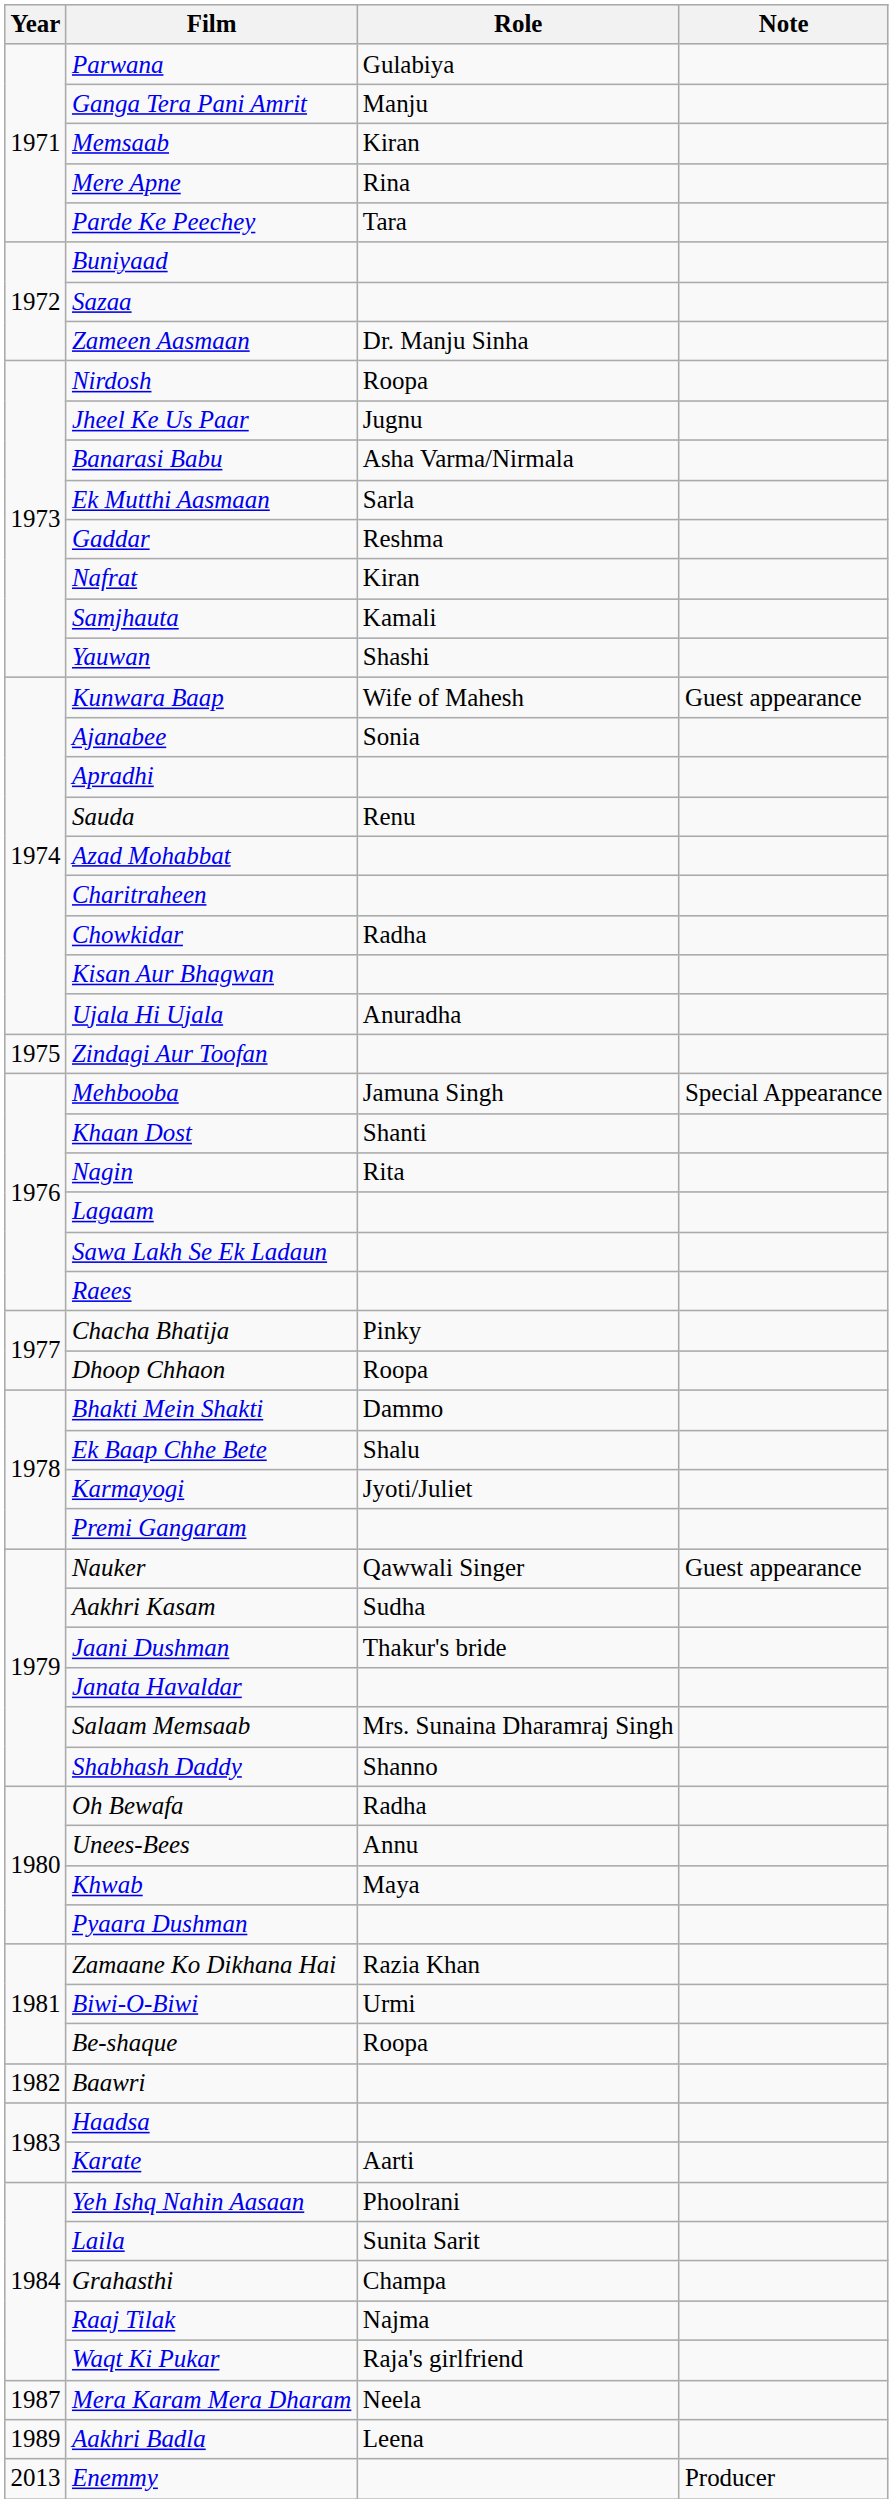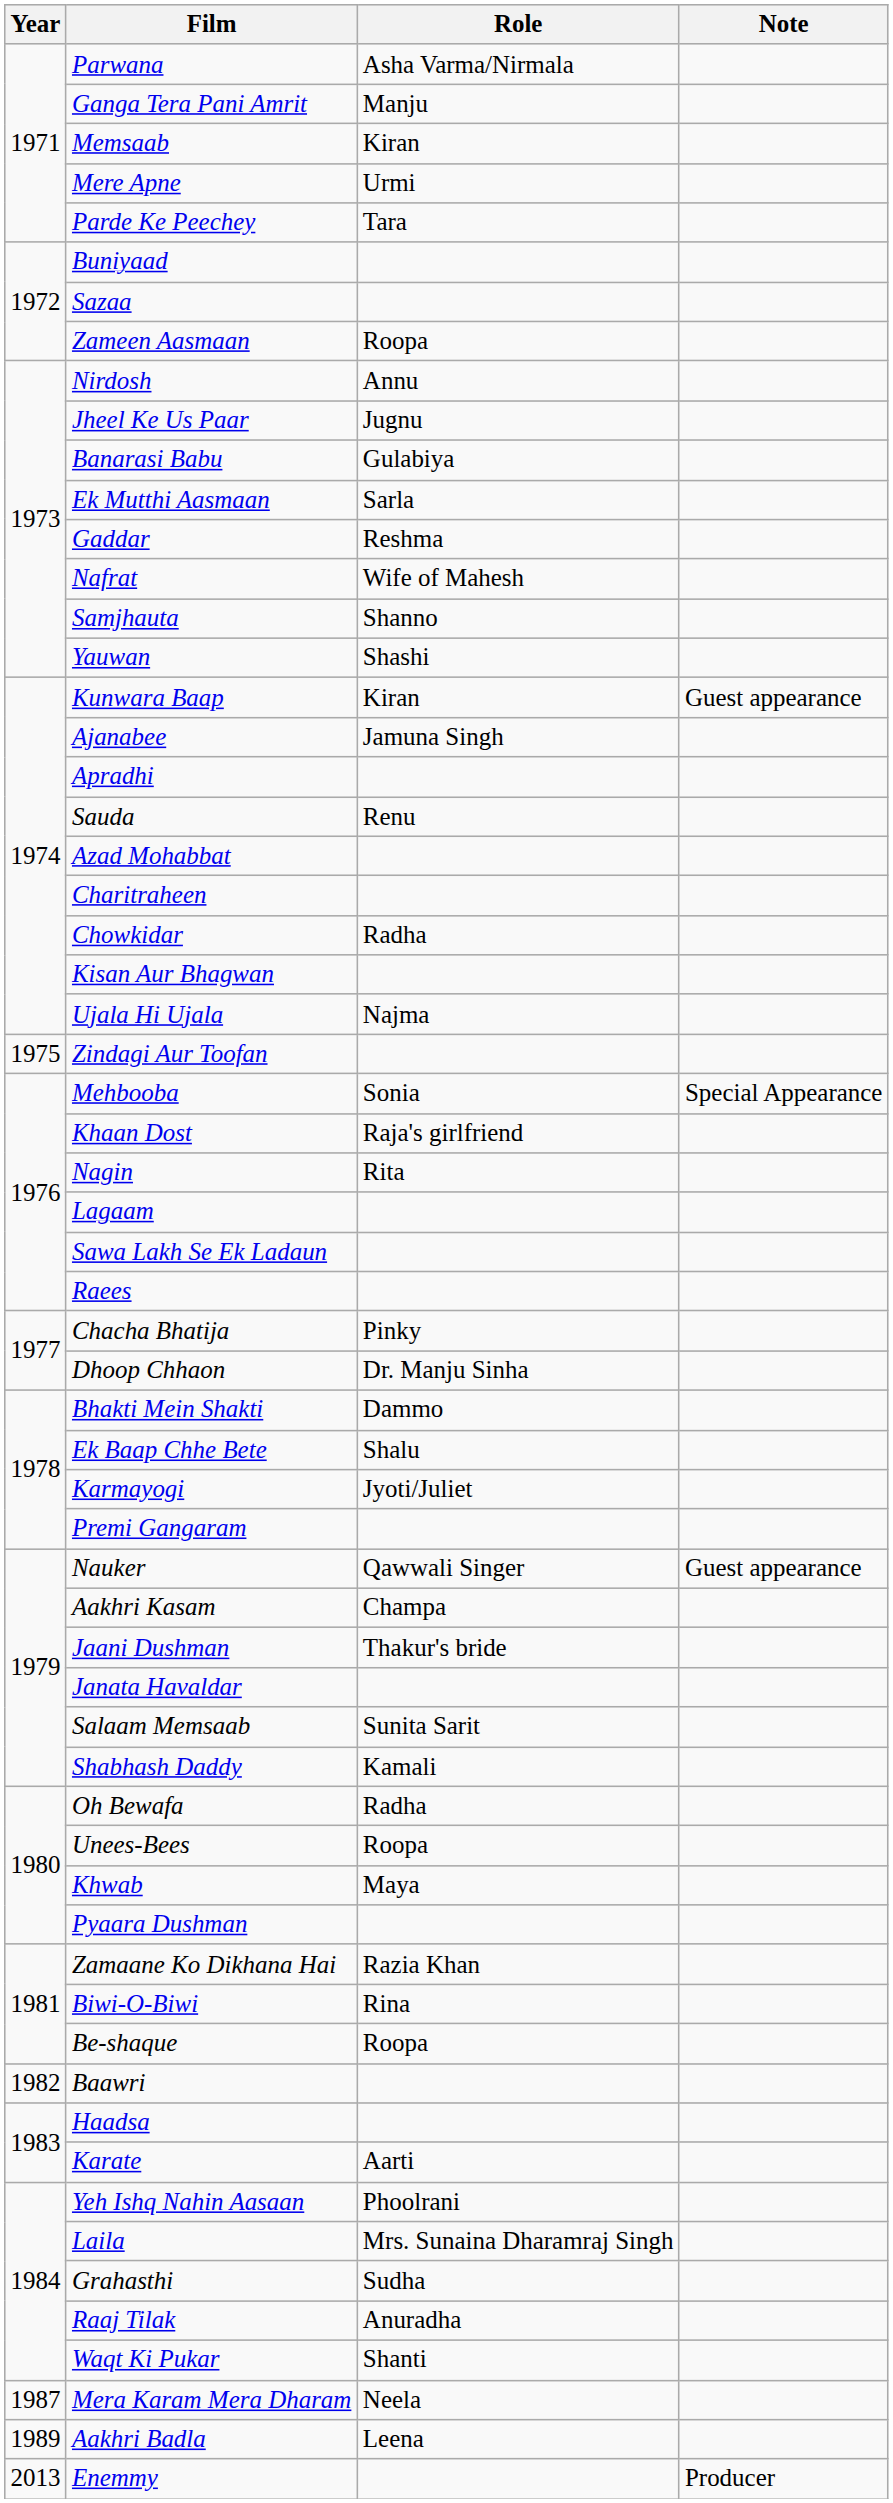(409, 63) Gulabiya -> (468, 63) Asha Varma/Nirmala
(386, 182) Rina -> (389, 182) Urmi
(446, 340) Dr. Manju Sinha -> (395, 340) Roopa
(395, 380) Roopa -> (391, 380) Annu
(468, 459) Asha Varma/Nirmala -> (409, 459) Gulabiya
(391, 578) Kiran -> (443, 578) Wife of Mahesh
(400, 618) Kamali -> (400, 618) Shanno
(443, 697) Wife of Mahesh -> (391, 697) Kiran
(391, 736) Sonia -> (433, 736) Jamuna Singh
(412, 1013) Anuradha -> (396, 1013) Najma
(433, 1093) Jamuna Singh -> (391, 1093) Sonia
(395, 1132) Shanti -> (443, 1132) Raja's girlfriend
(395, 1370) Roopa -> (446, 1370) Dr. Manju Sinha
(394, 1607) Sudha -> (404, 1607) Champa
(518, 1726) Mrs. Sunaina Dharamraj Singh -> (421, 1726) Sunita Sarit
(400, 1766) Shanno -> (400, 1766) Kamali
(391, 1845) Annu -> (395, 1845) Roopa
(389, 2003) Urmi -> (386, 2003) Rina
(421, 2241) Sunita Sarit -> (518, 2241) Mrs. Sunaina Dharamraj Singh
(404, 2280) Champa -> (394, 2280) Sudha
(396, 2320) Najma -> (412, 2320) Anuradha
(443, 2359) Raja's girlfriend -> (395, 2359) Shanti
